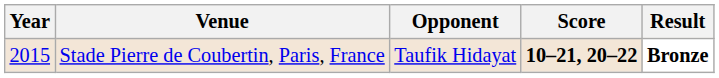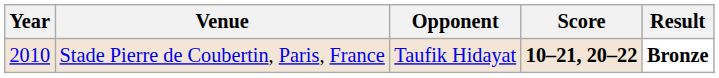(30, 55) 2015 -> (30, 55) 2010
